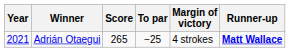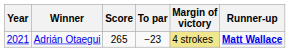(153, 40) −25 -> (153, 40) −23
(193, 40) no background -> (193, 40) khaki background
